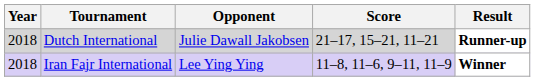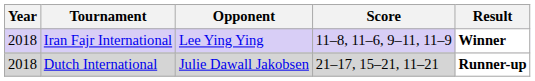rows swapped: (108, 64) <-> (101, 40)
